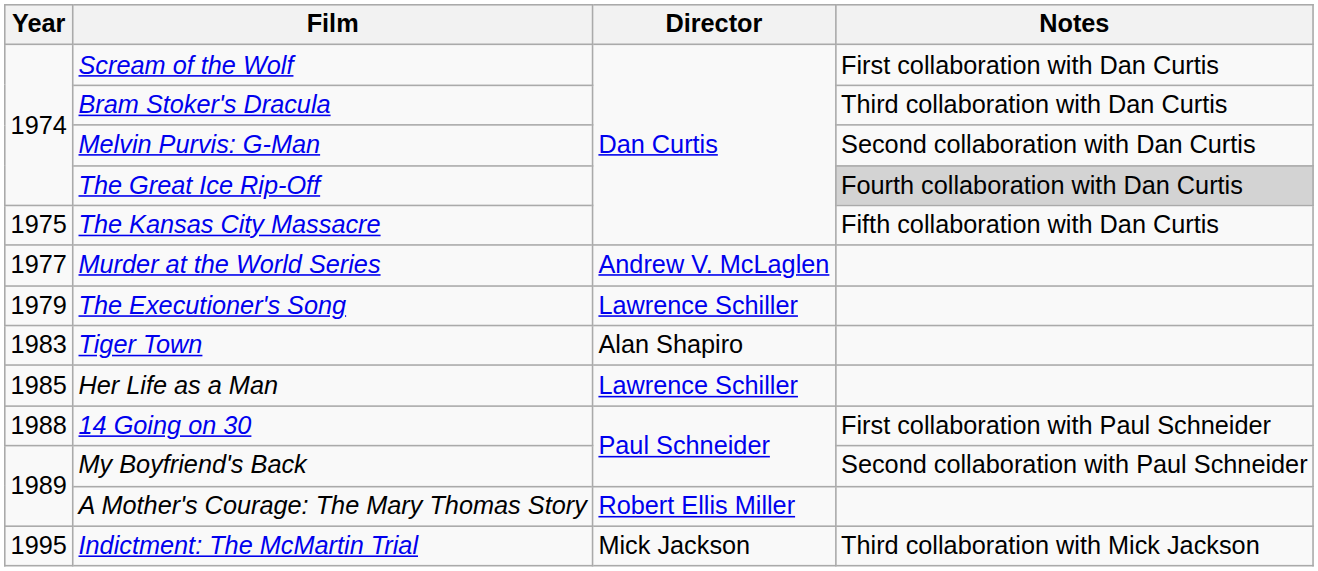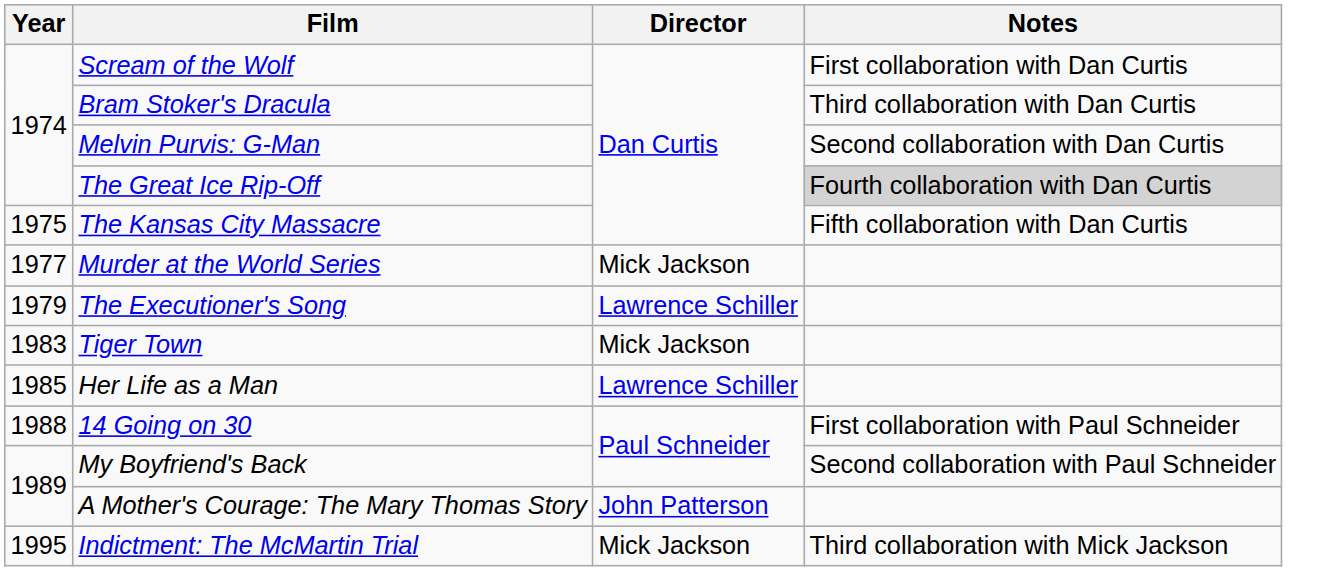(714, 265) Andrew V. McLaglen -> (674, 265) Mick Jackson
(671, 345) Alan Shapiro -> (674, 345) Mick Jackson
(697, 505) Robert Ellis Miller -> (683, 505) John Patterson
